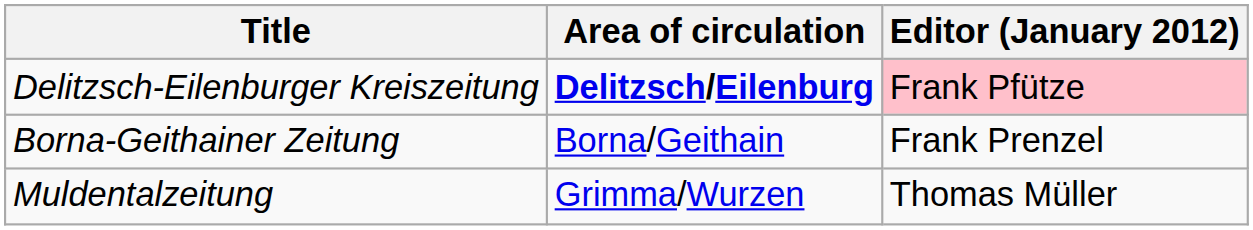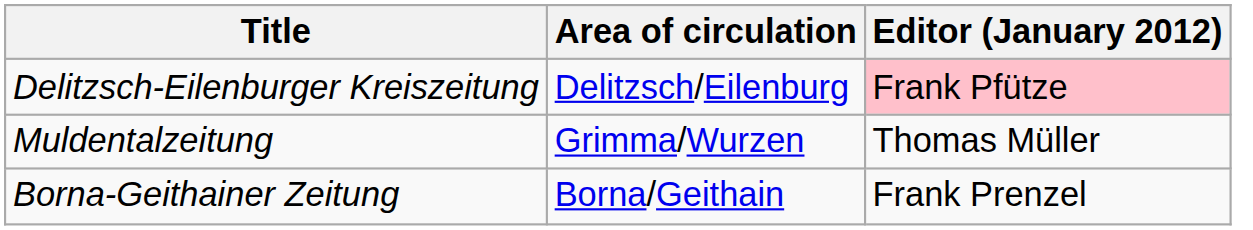(714, 86) bold -> (702, 86) normal
rows swapped: (143, 195) <-> (206, 140)
